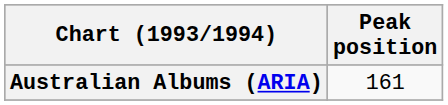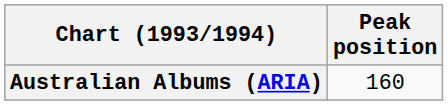(385, 83) 161 -> (385, 83) 160
